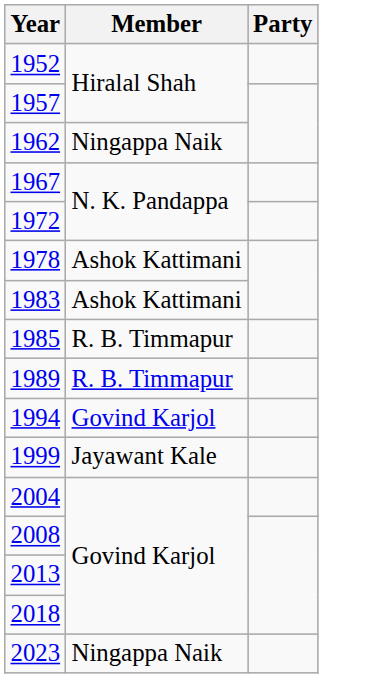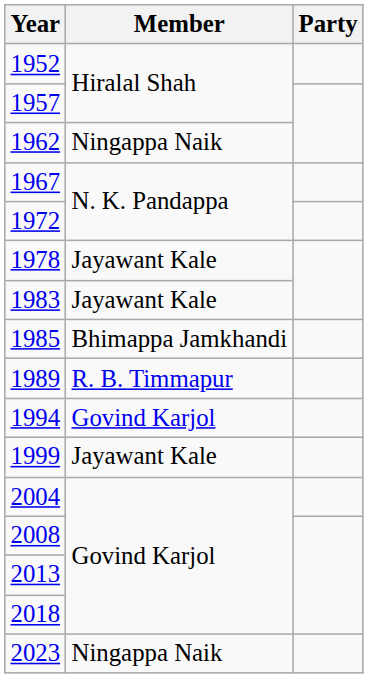(157, 260) Ashok Kattimani -> (144, 260) Jayawant Kale
(157, 299) Ashok Kattimani -> (144, 299) Jayawant Kale
(152, 338) R. B. Timmapur -> (179, 338) Bhimappa Jamkhandi
